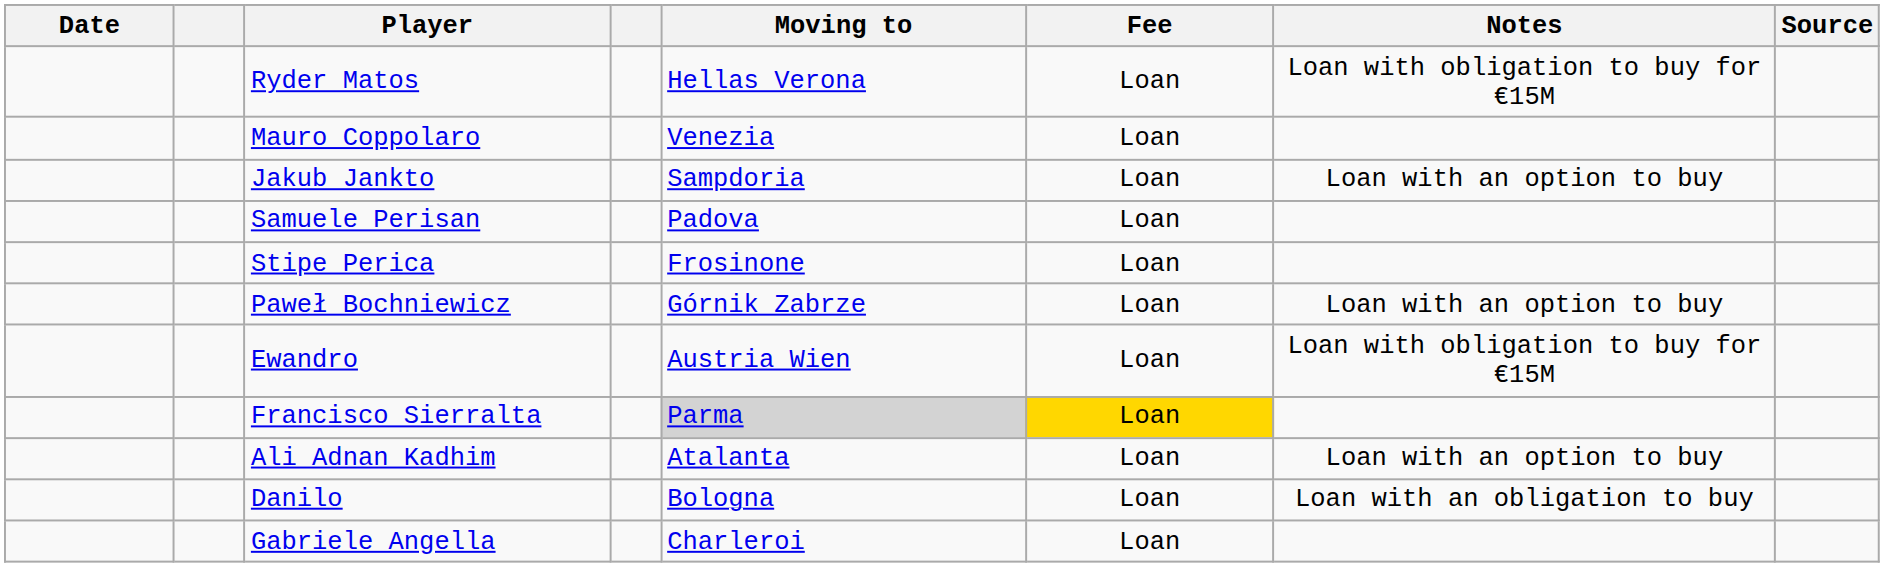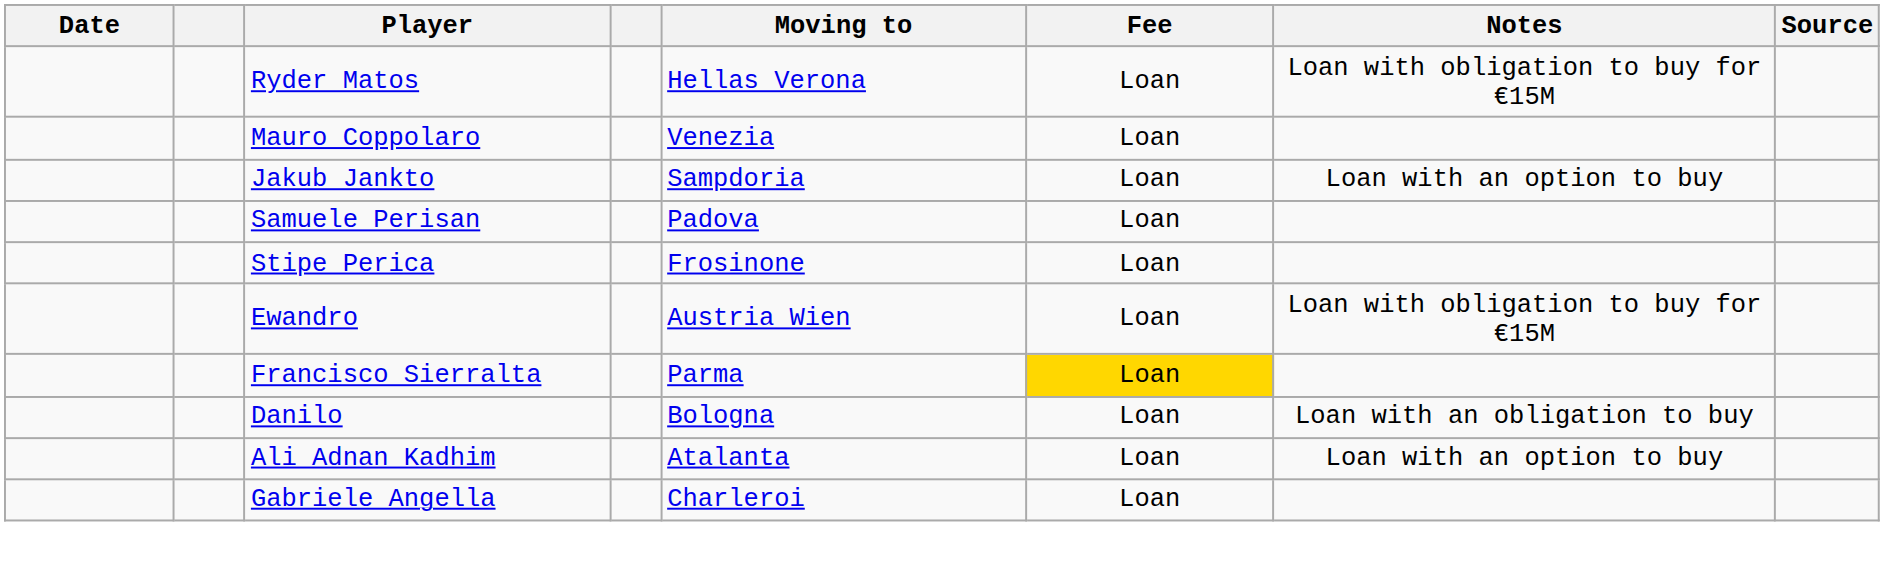- row: (381, 304)
(705, 417) lightgrey background -> (705, 375) no background
rows swapped: (297, 500) <-> (373, 458)
